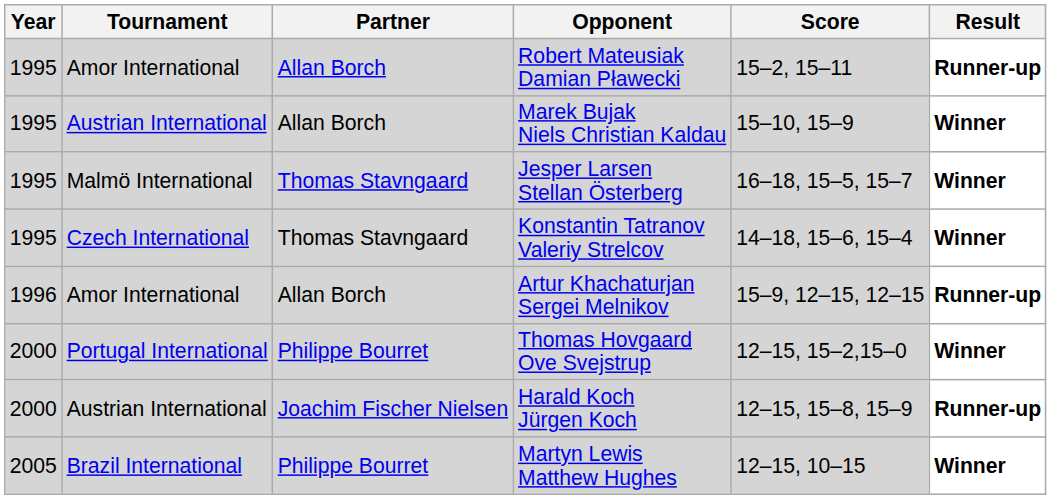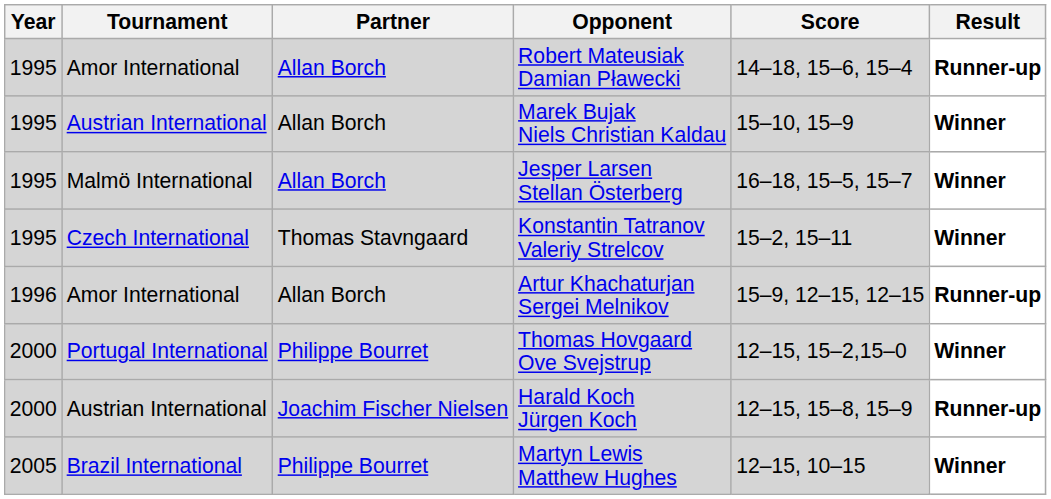(794, 67) 15–2, 15–11 -> (824, 67) 14–18, 15–6, 15–4
(373, 181) Thomas Stavngaard -> (332, 181) Allan Borch
(824, 238) 14–18, 15–6, 15–4 -> (794, 238) 15–2, 15–11
